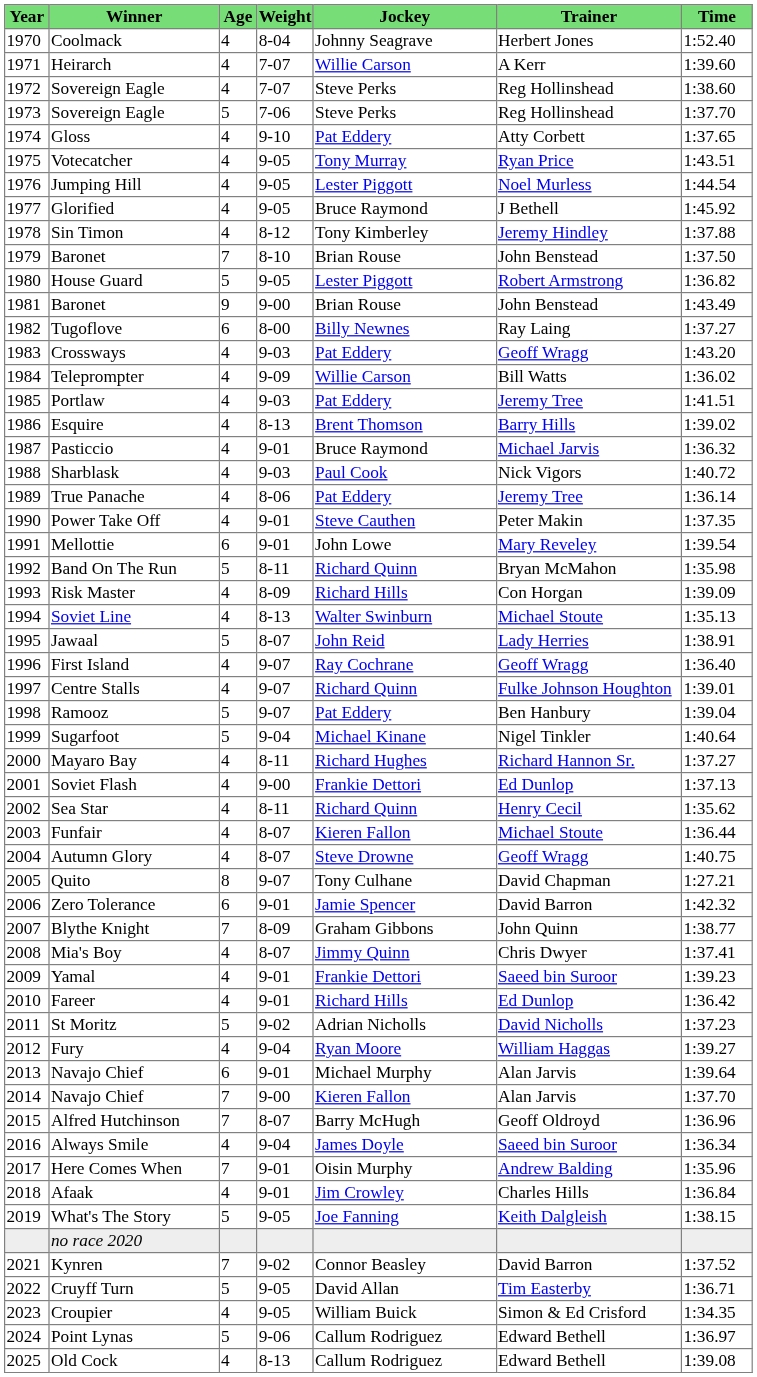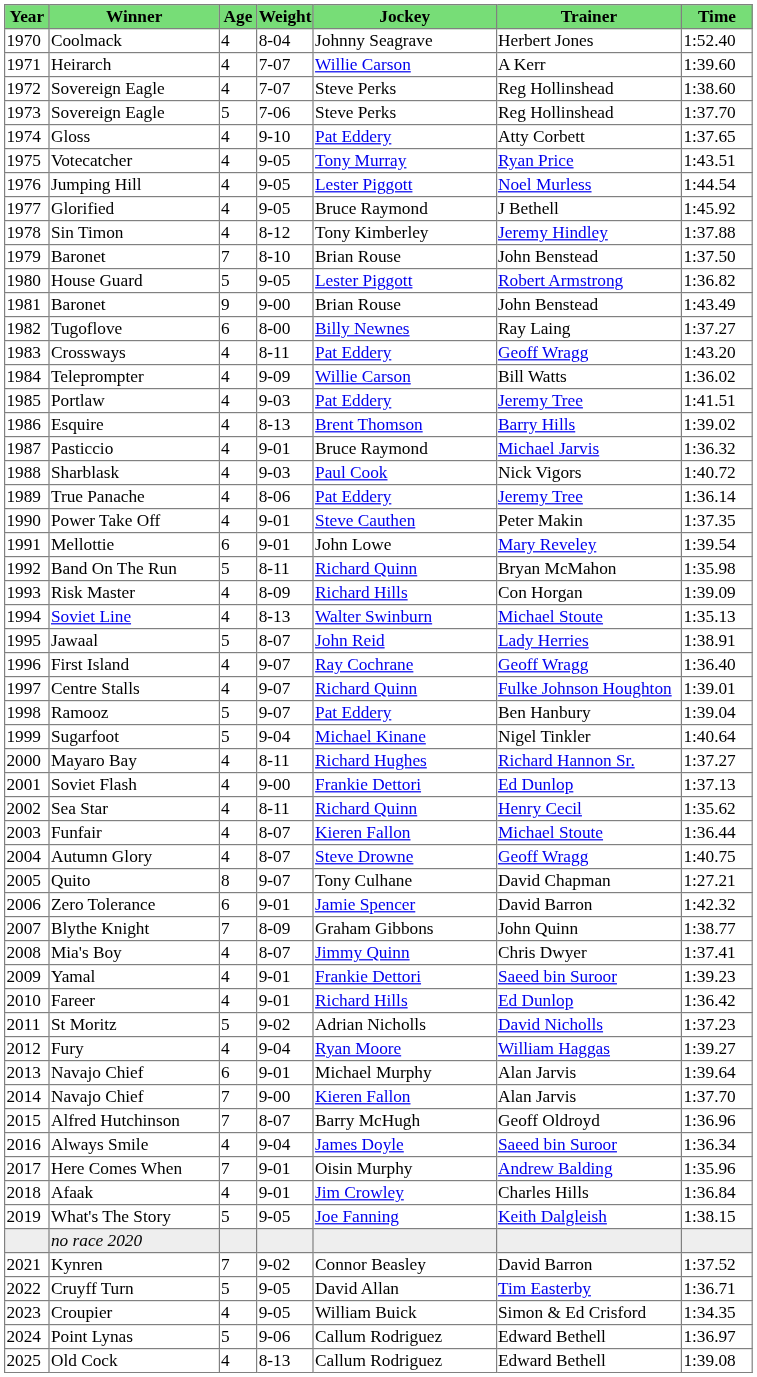(275, 352) 9-03 -> (274, 352) 8-11
